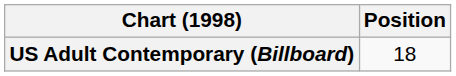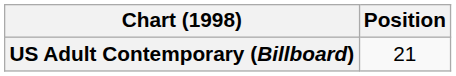(405, 53) 18 -> (405, 53) 21
